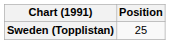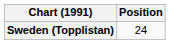(141, 30) 25 -> (141, 30) 24
